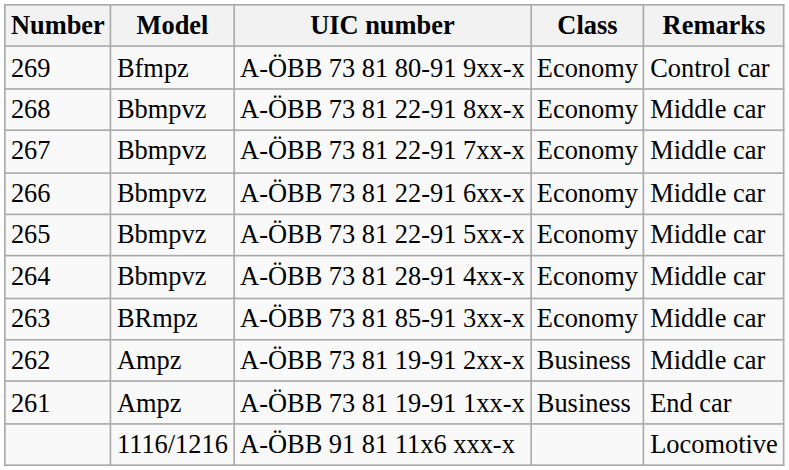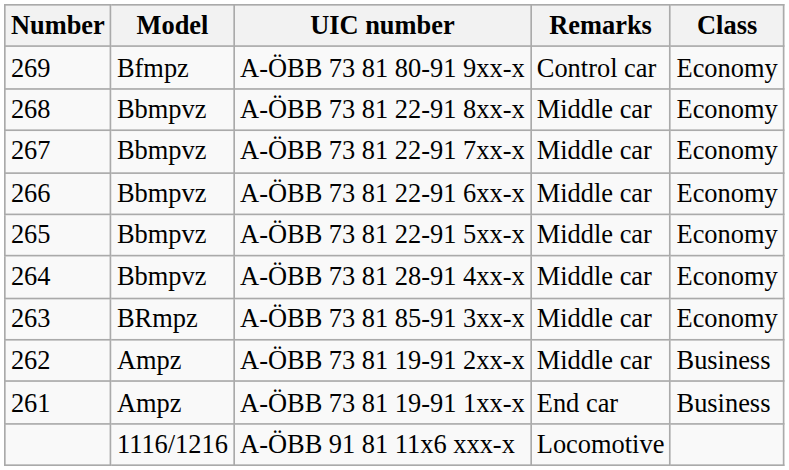columns swapped: (587, 25) <-> (714, 25)
